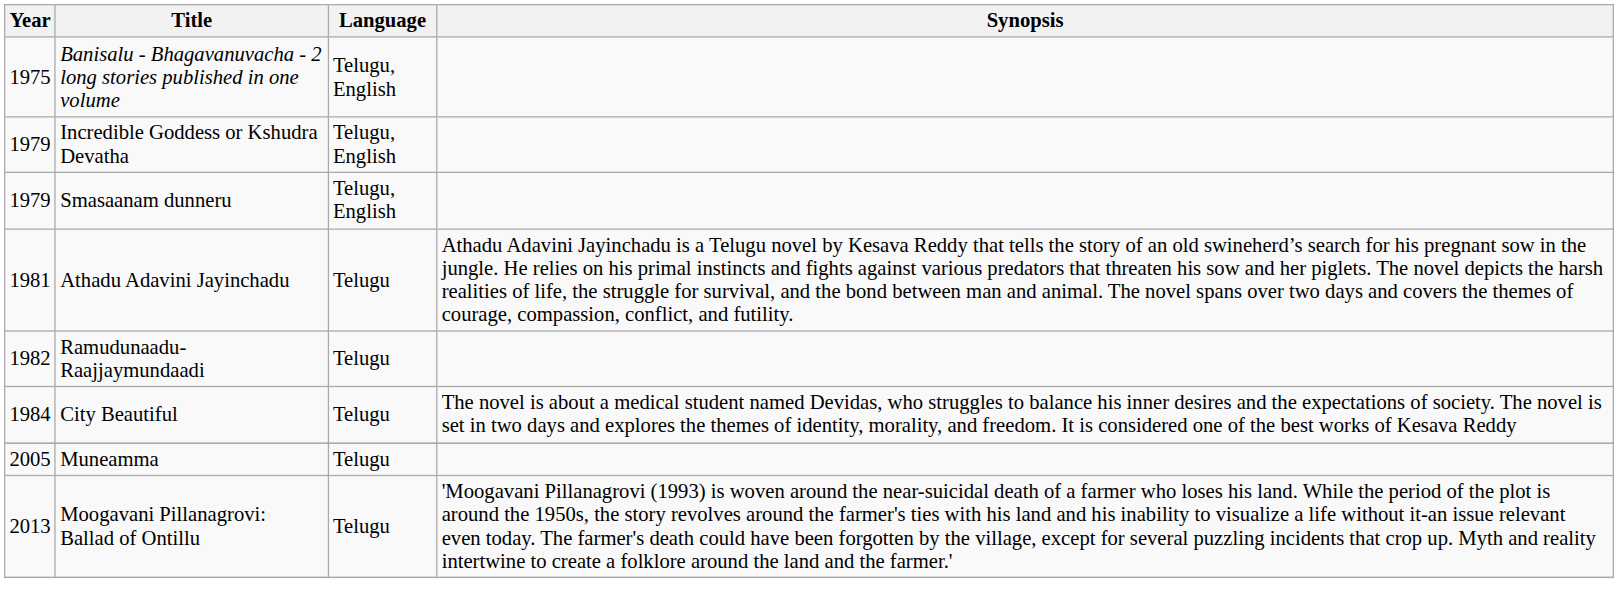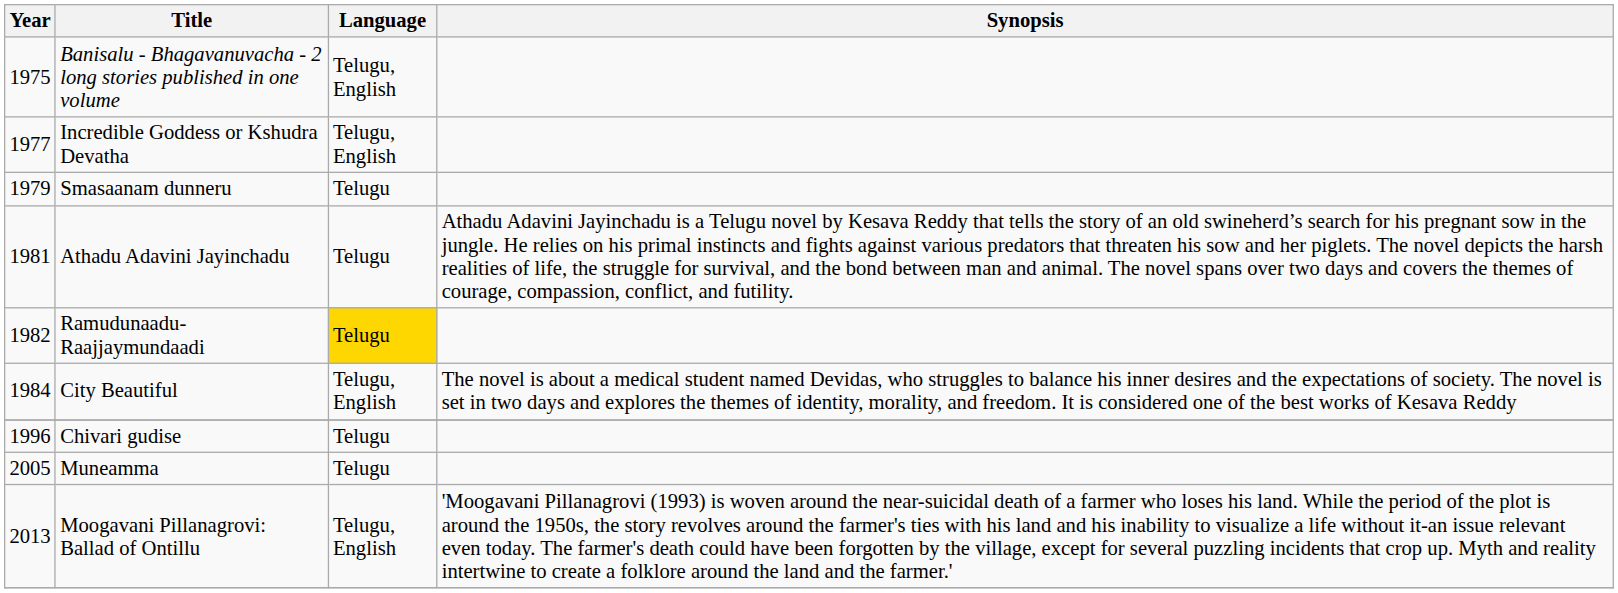(30, 144) 1979 -> (30, 144) 1977
(364, 200) Telugu, English -> (361, 188) Telugu
(361, 358) no background -> (361, 335) gold background
(361, 414) Telugu -> (364, 391) Telugu, English
+ row: (121, 435)
(361, 526) Telugu -> (364, 536) Telugu, English
